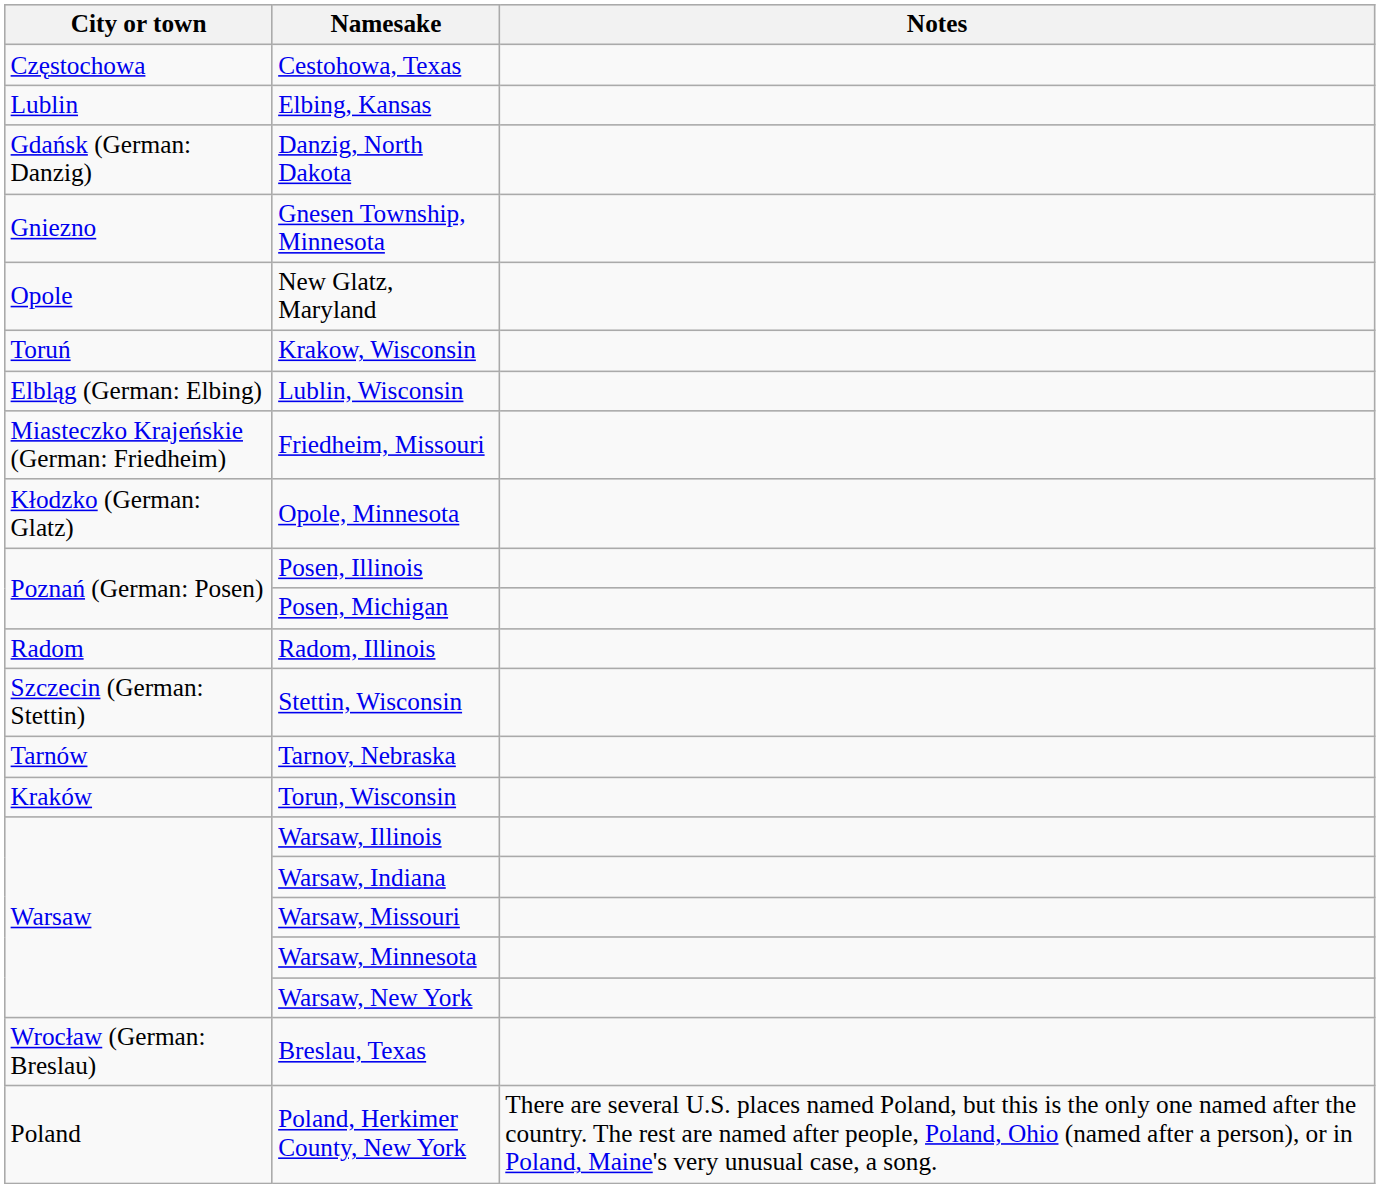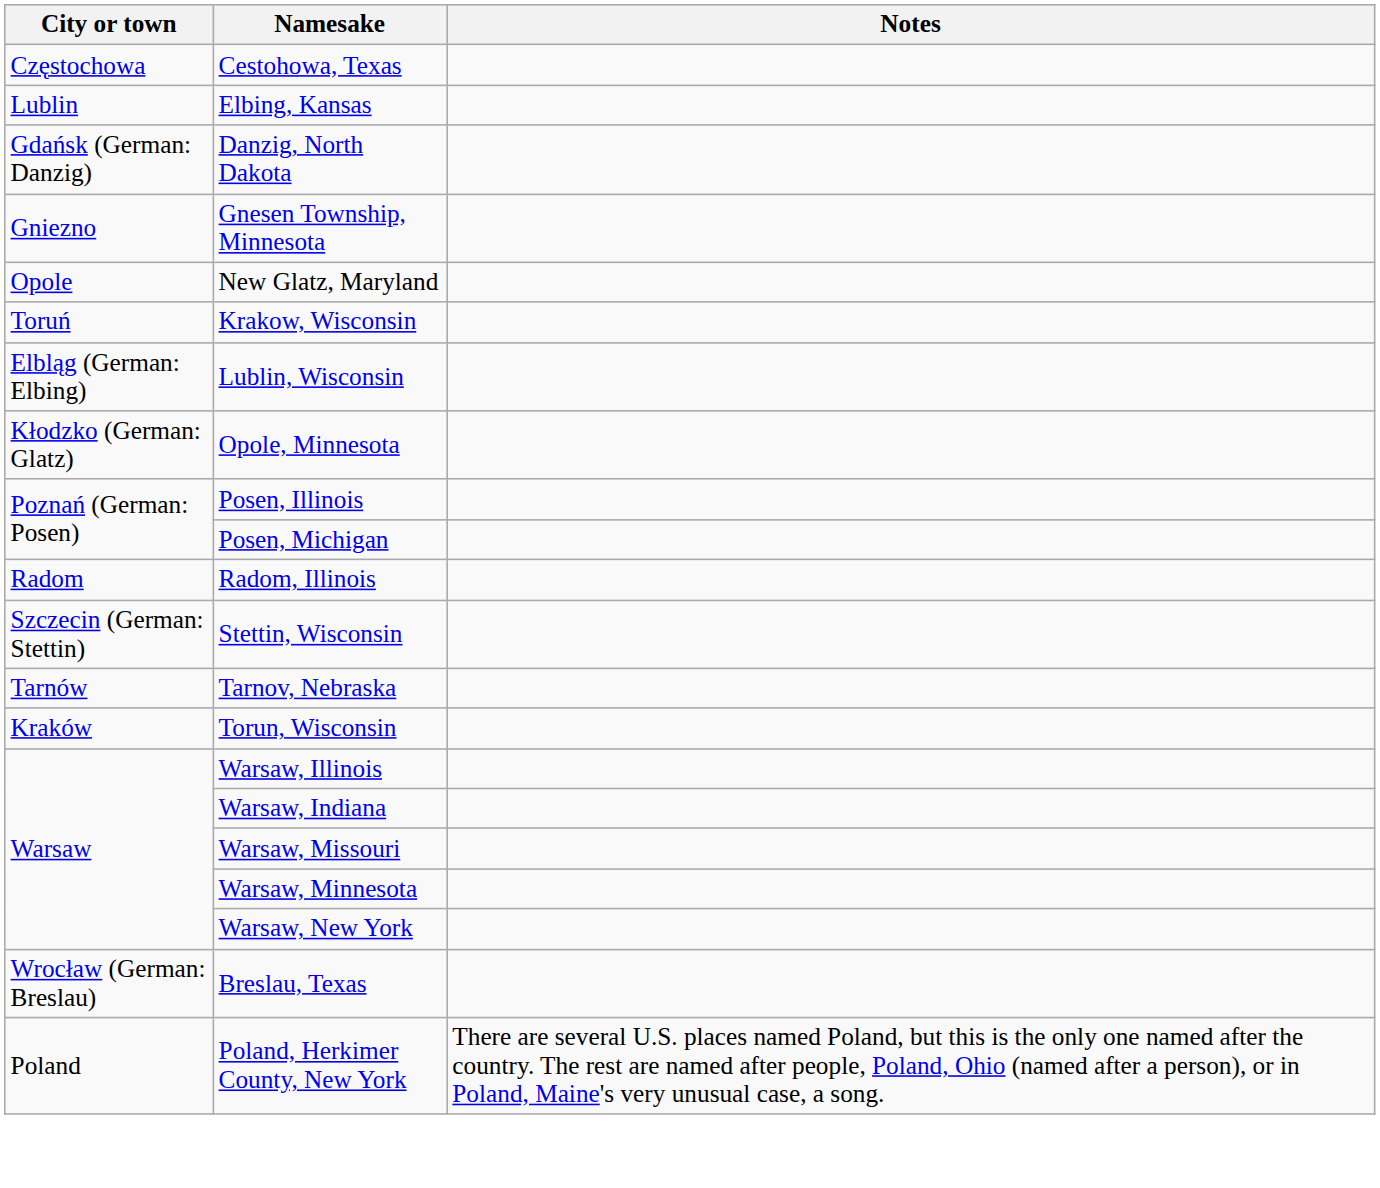- row: (381, 444)
